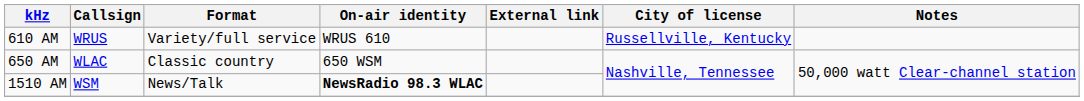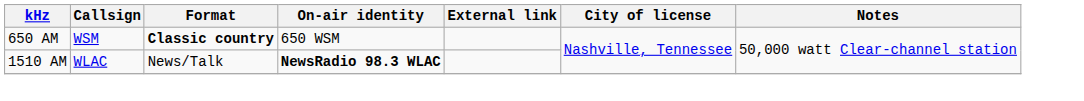- row: (33, 39)
(90, 62) WLAC -> (86, 39) WSM
(211, 62) normal -> (211, 39) bold
(86, 85) WSM -> (90, 62) WLAC
